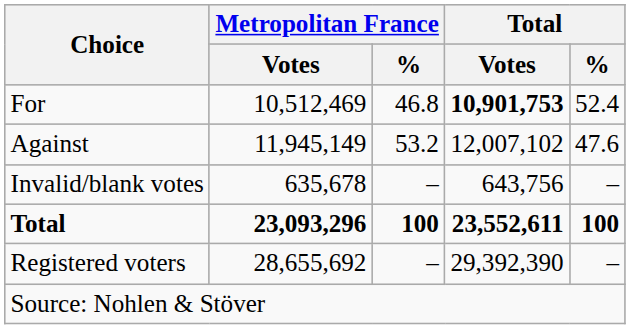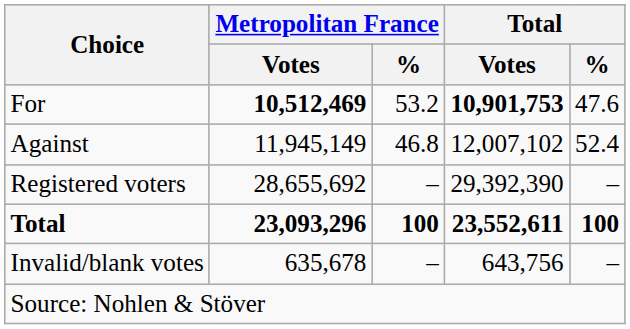(310, 104) normal -> (310, 104) bold
(417, 104) 46.8 -> (417, 104) 53.2
(597, 104) 52.4 -> (597, 104) 47.6
(417, 143) 53.2 -> (417, 143) 46.8
(597, 143) 47.6 -> (597, 143) 52.4
rows swapped: (107, 183) <-> (98, 263)
